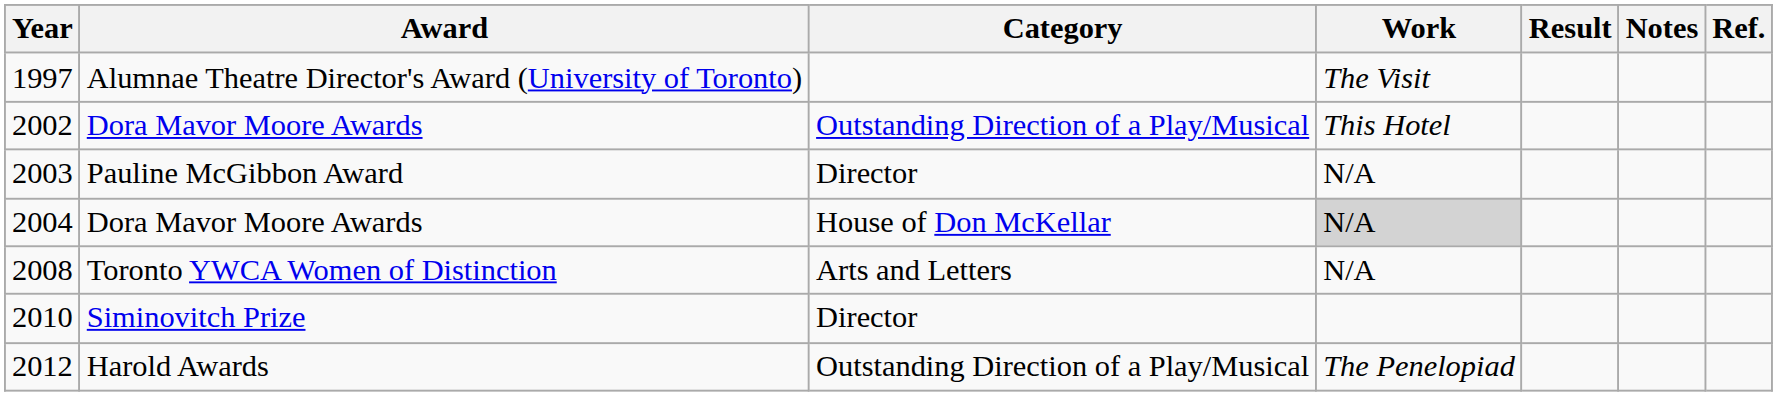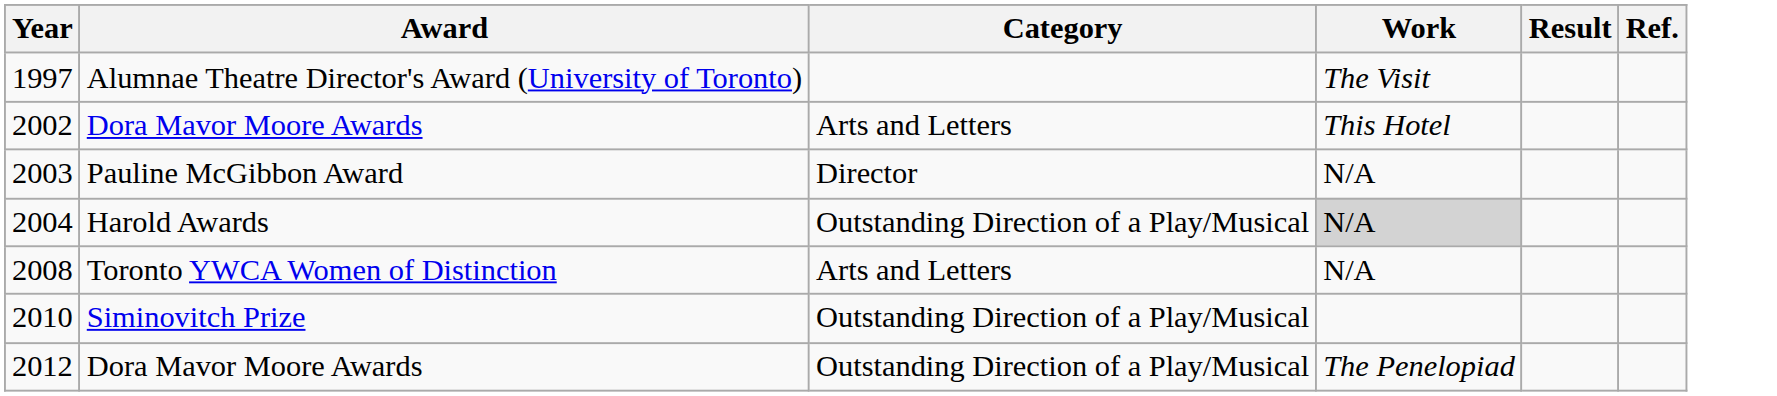- column: (1662, 28)
(1063, 125) Outstanding Direction of a Play/Musical -> (914, 125) Arts and Letters
(255, 221) Dora Mavor Moore Awards -> (178, 221) Harold Awards
(963, 221) House of Don McKellar -> (1063, 221) Outstanding Direction of a Play/Musical
(867, 317) Director -> (1063, 317) Outstanding Direction of a Play/Musical
(178, 366) Harold Awards -> (255, 366) Dora Mavor Moore Awards
